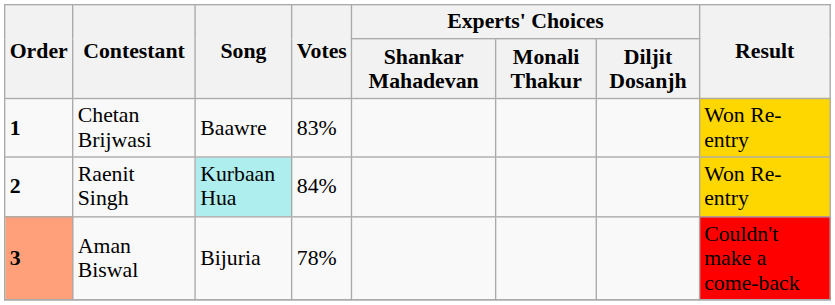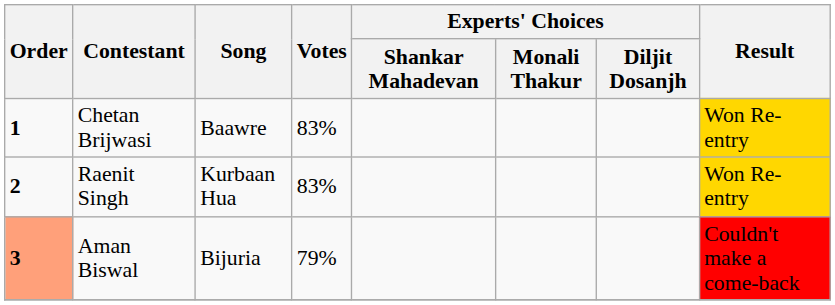(238, 186) paleturquoise background -> (238, 186) no background
(317, 186) 84% -> (317, 186) 83%
(317, 257) 78% -> (317, 257) 79%
